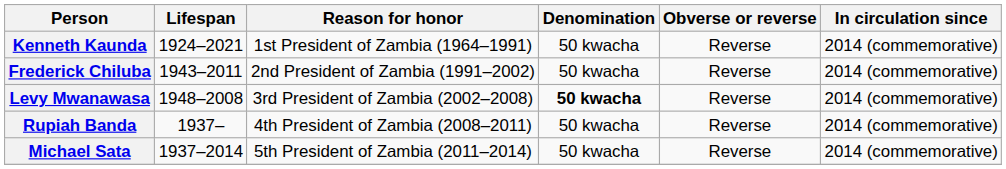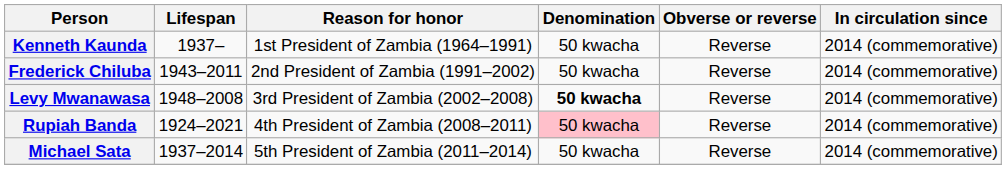(201, 45) 1924–2021 -> (201, 45) 1937–
(201, 125) 1937– -> (201, 125) 1924–2021
(599, 125) no background -> (599, 125) pink background
